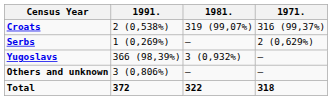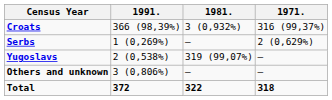(141, 27) 2 (0,538%) -> (147, 27) 366 (98,39%)
(219, 27) 319 (99,07%) -> (213, 27) 3 (0,932%)
(147, 58) 366 (98,39%) -> (141, 58) 2 (0,538%)
(213, 58) 3 (0,932%) -> (219, 58) 319 (99,07%)
